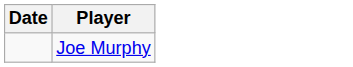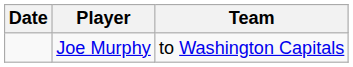+ column: (252, 18)
